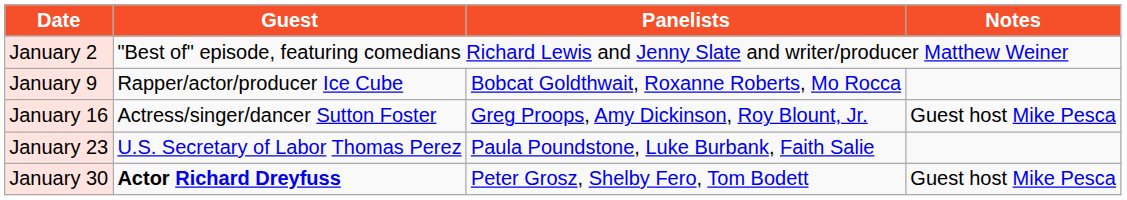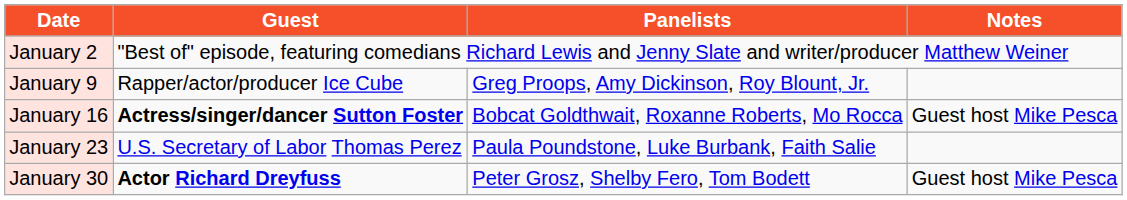(686, 83) Bobcat Goldthwait, Roxanne Roberts, Mo Rocca -> (671, 83) Greg Proops, Amy Dickinson, Roy Blount, Jr.
(277, 115) normal -> (290, 115) bold
(669, 115) Greg Proops, Amy Dickinson, Roy Blount, Jr. -> (687, 115) Bobcat Goldthwait, Roxanne Roberts, Mo Rocca
